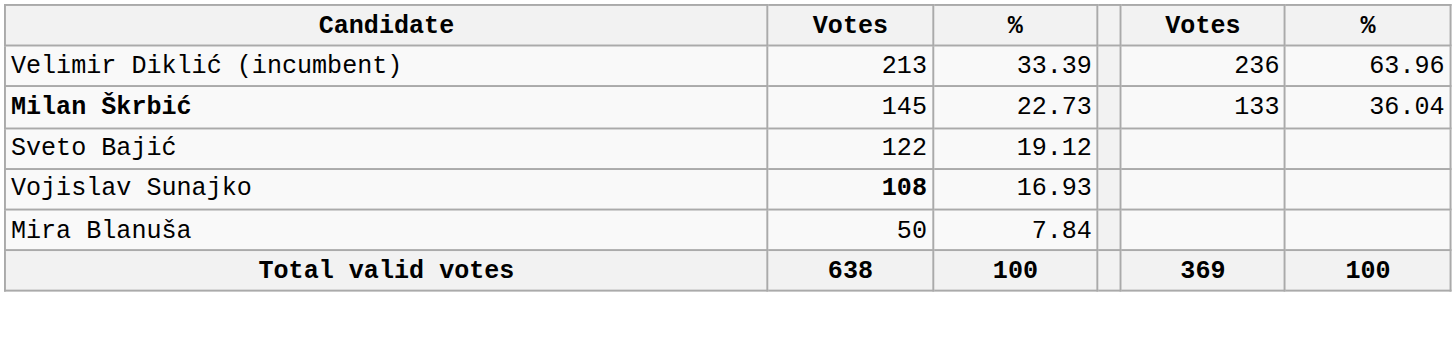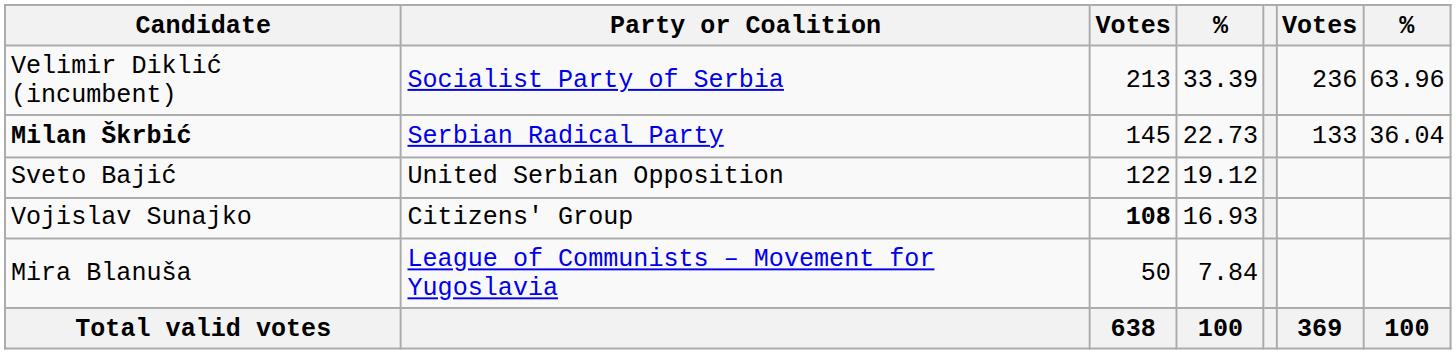+ column: (746, 25)
